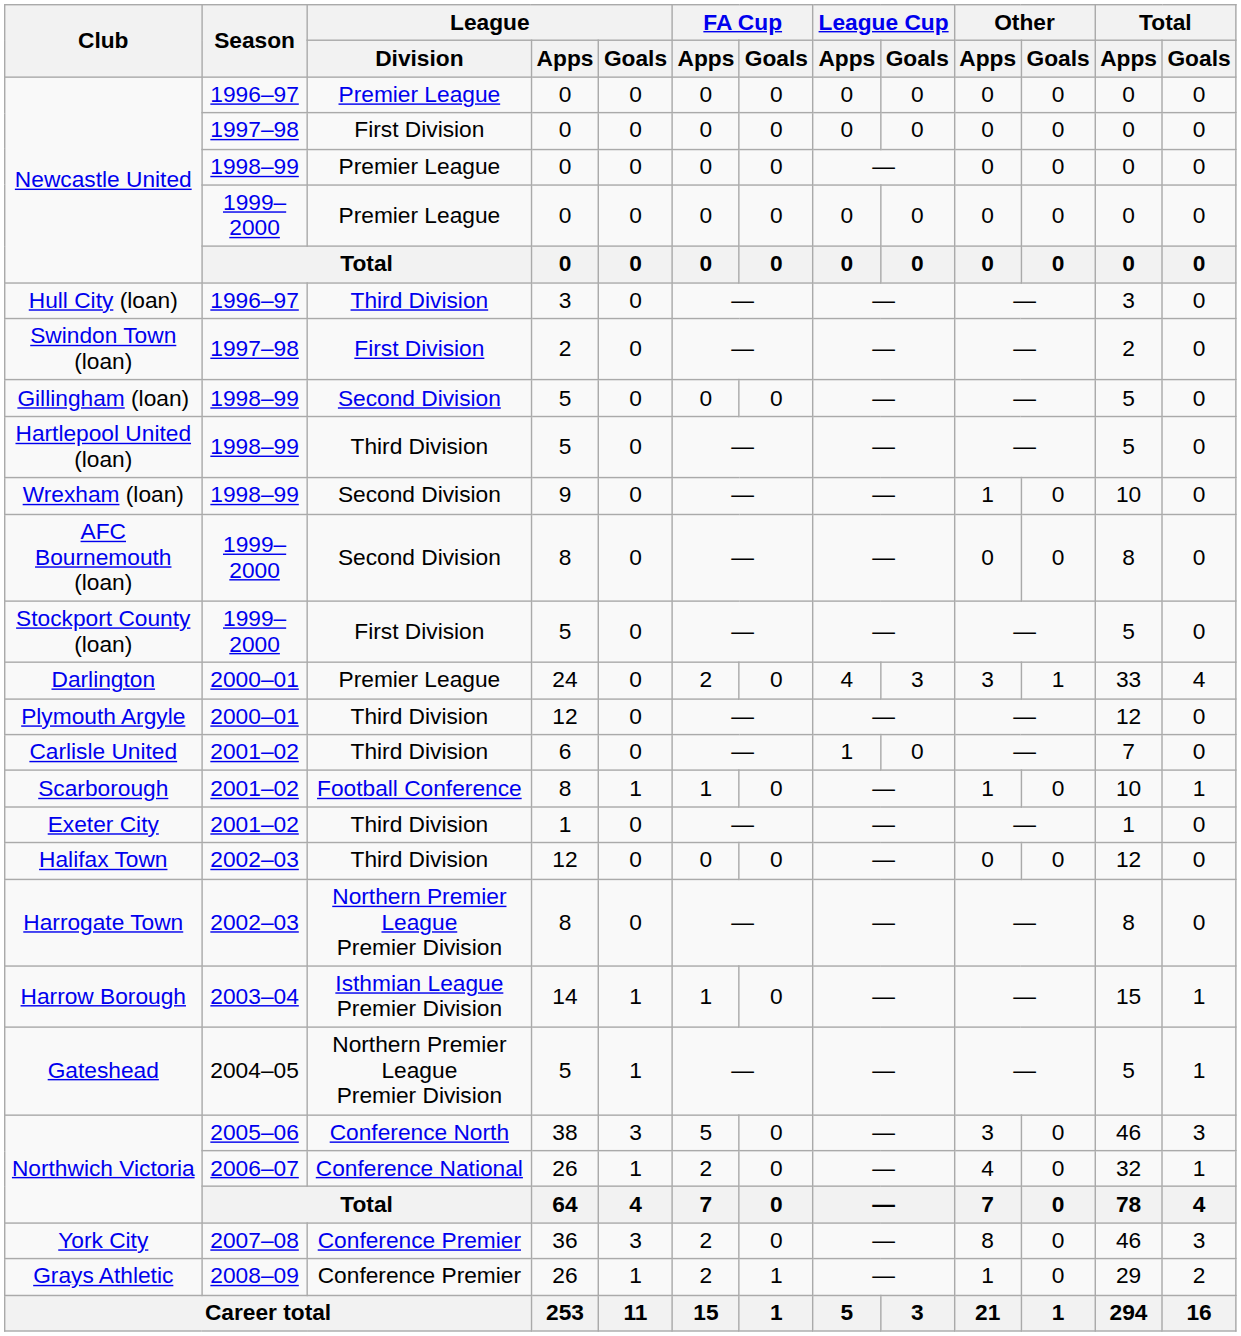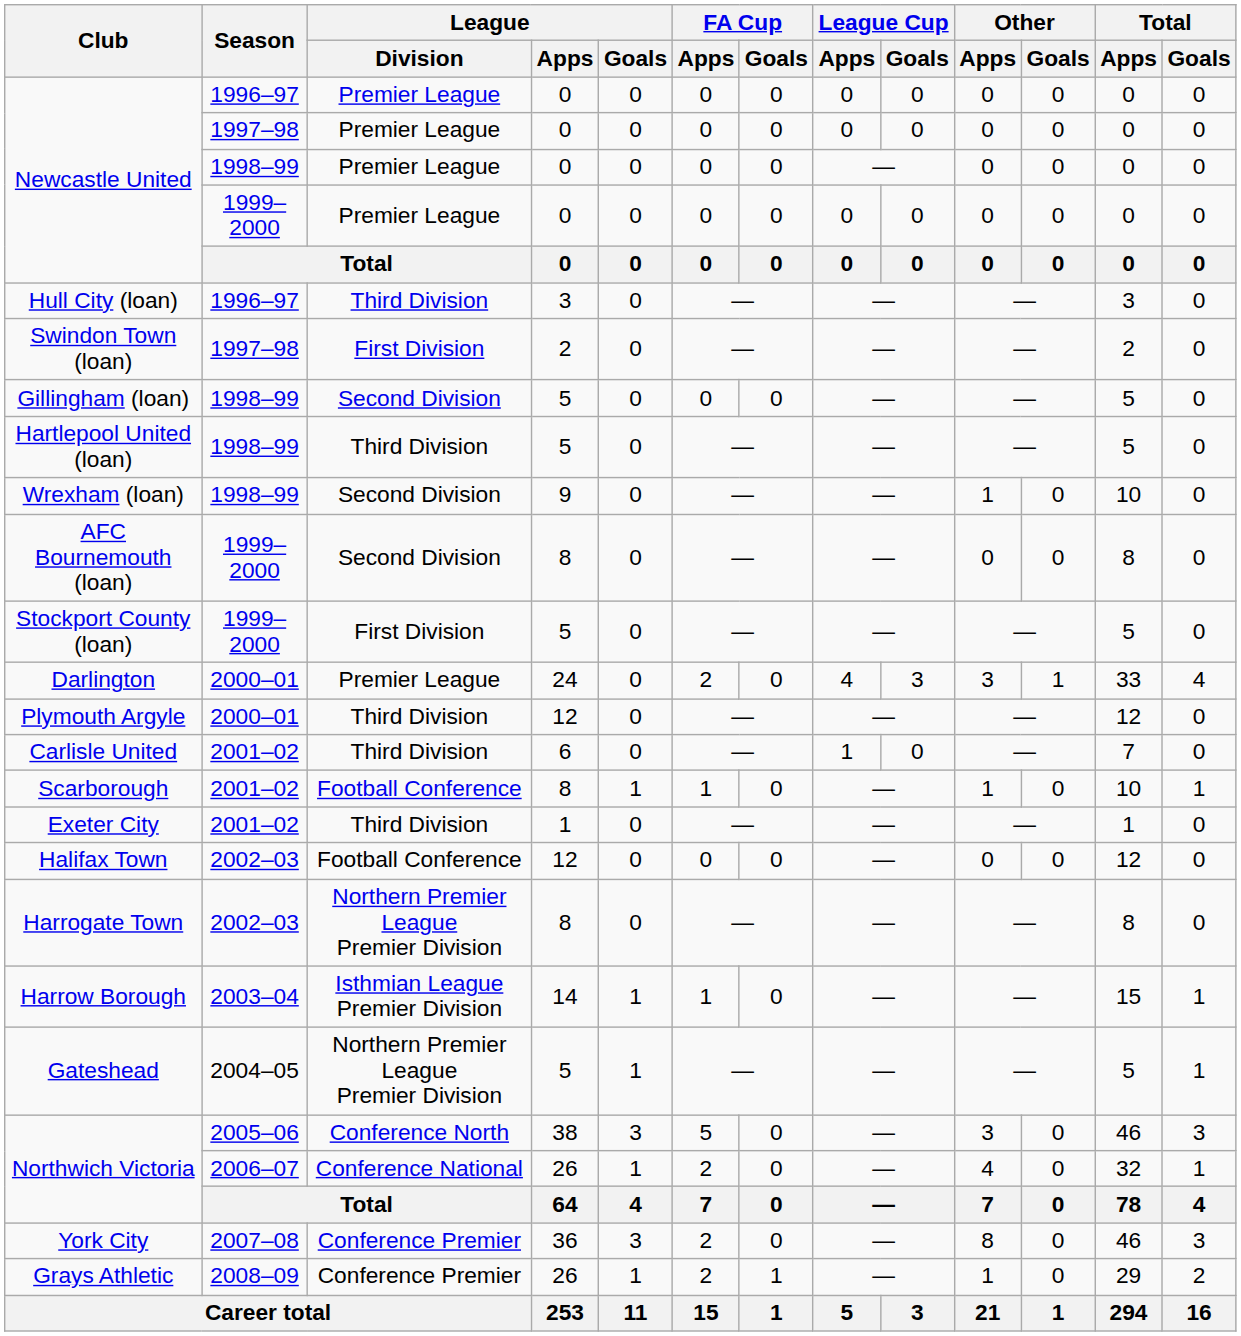(419, 130) First Division -> (419, 130) Premier League
(419, 860) Third Division -> (419, 860) Football Conference
